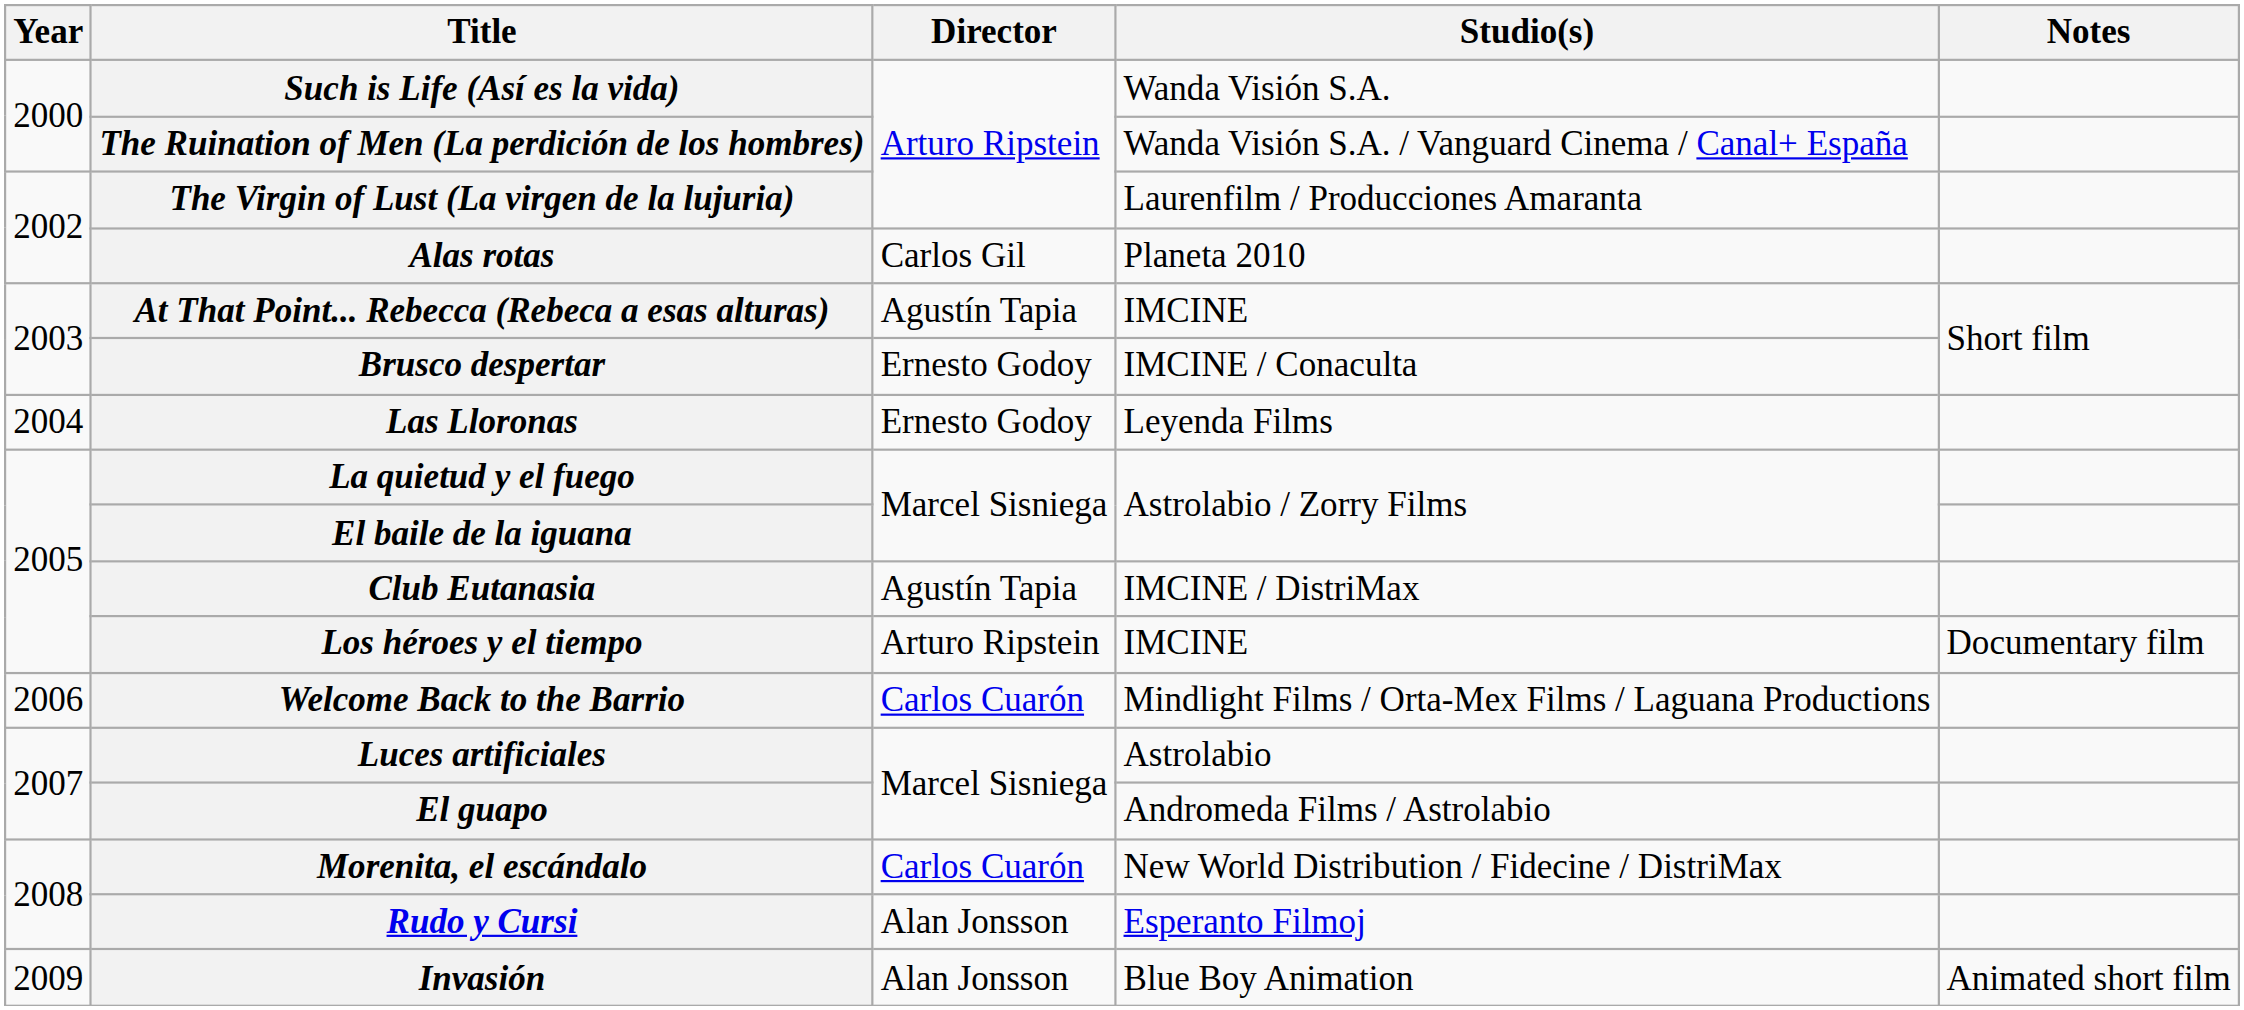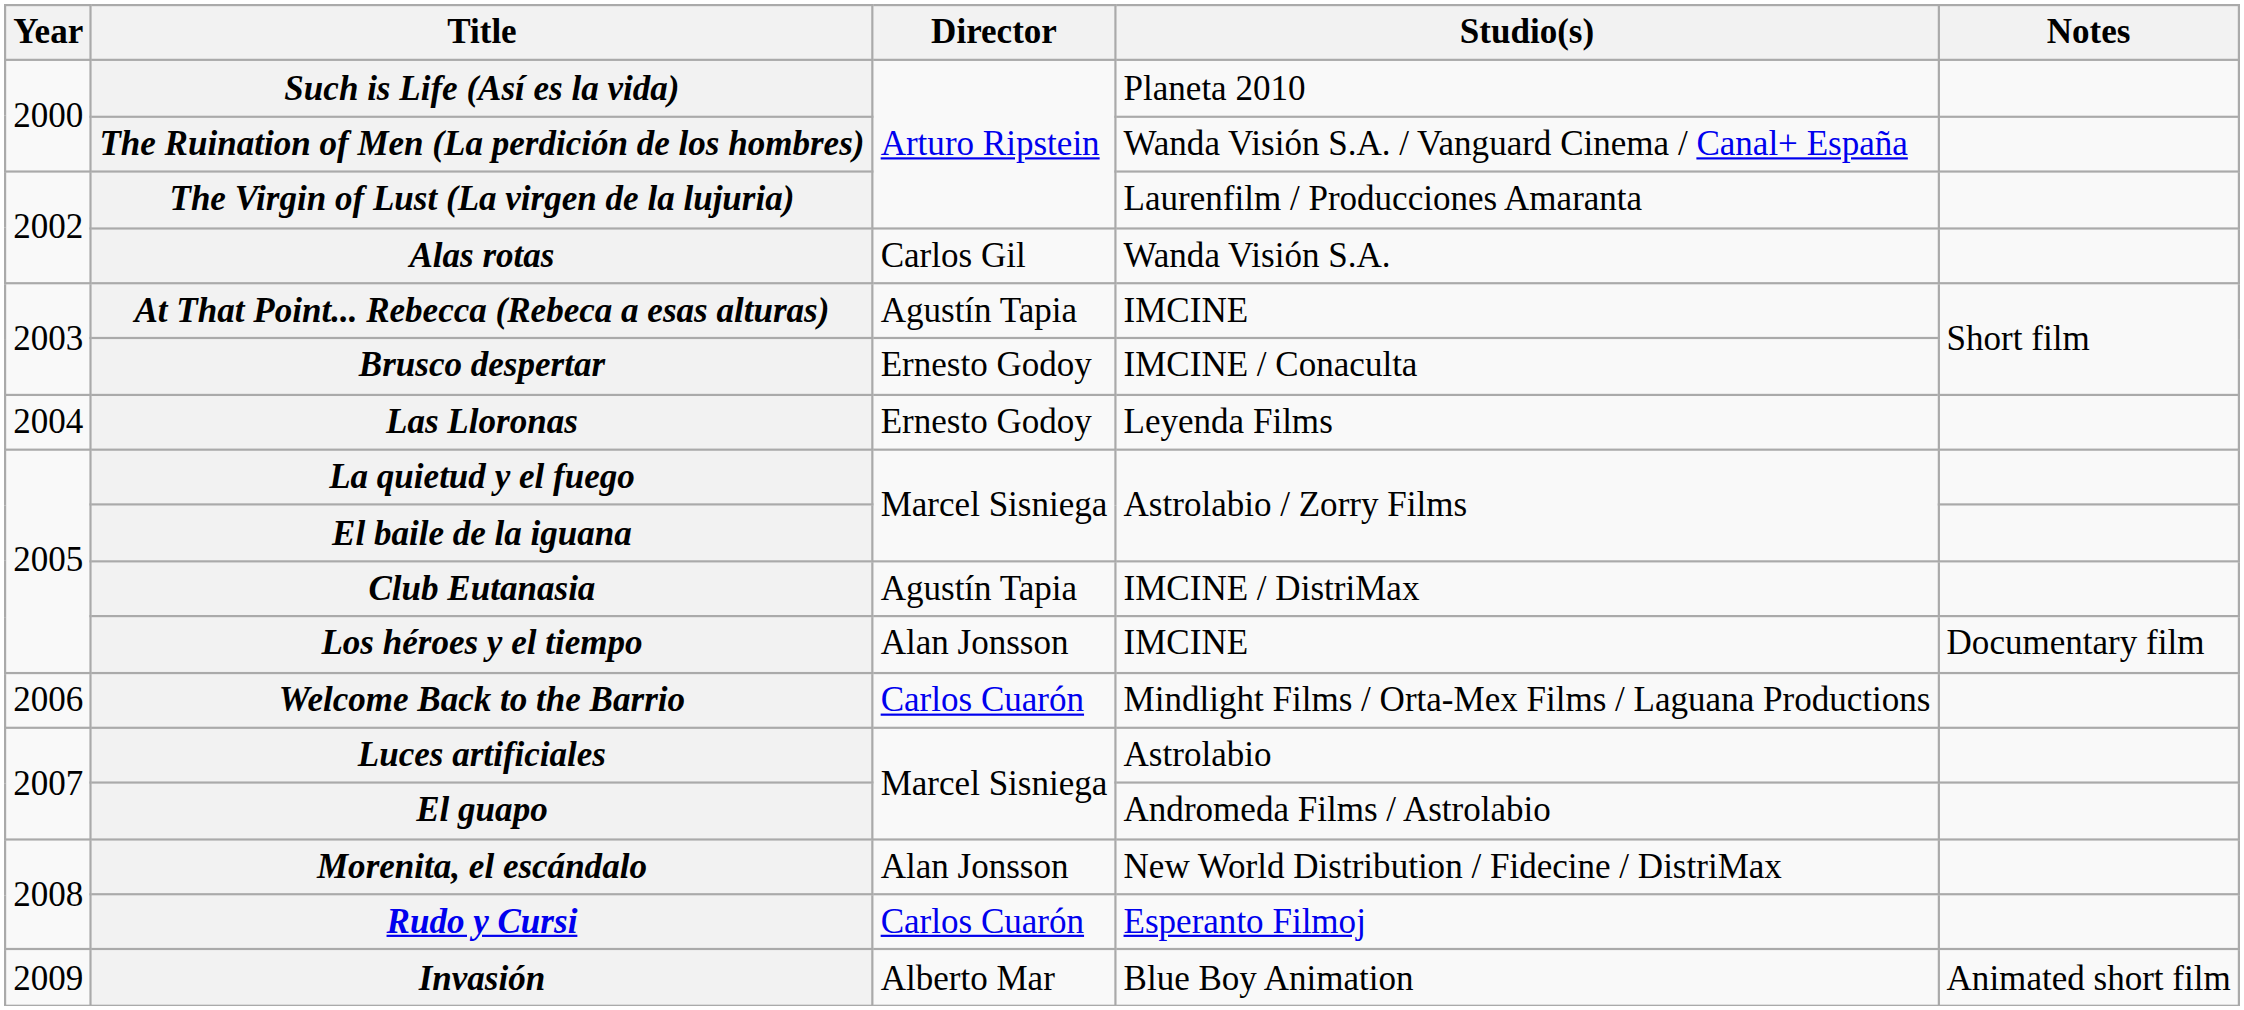(1257, 87) Wanda Visión S.A. -> (1215, 87) Planeta 2010
(1215, 254) Planeta 2010 -> (1257, 254) Wanda Visión S.A.
(990, 643) Arturo Ripstein -> (975, 643) Alan Jonsson
(982, 865) Carlos Cuarón -> (975, 865) Alan Jonsson
(975, 921) Alan Jonsson -> (982, 921) Carlos Cuarón
(975, 976) Alan Jonsson -> (968, 976) Alberto Mar
